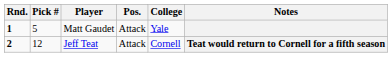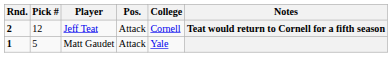rows swapped: (89, 28) <-> (81, 44)
